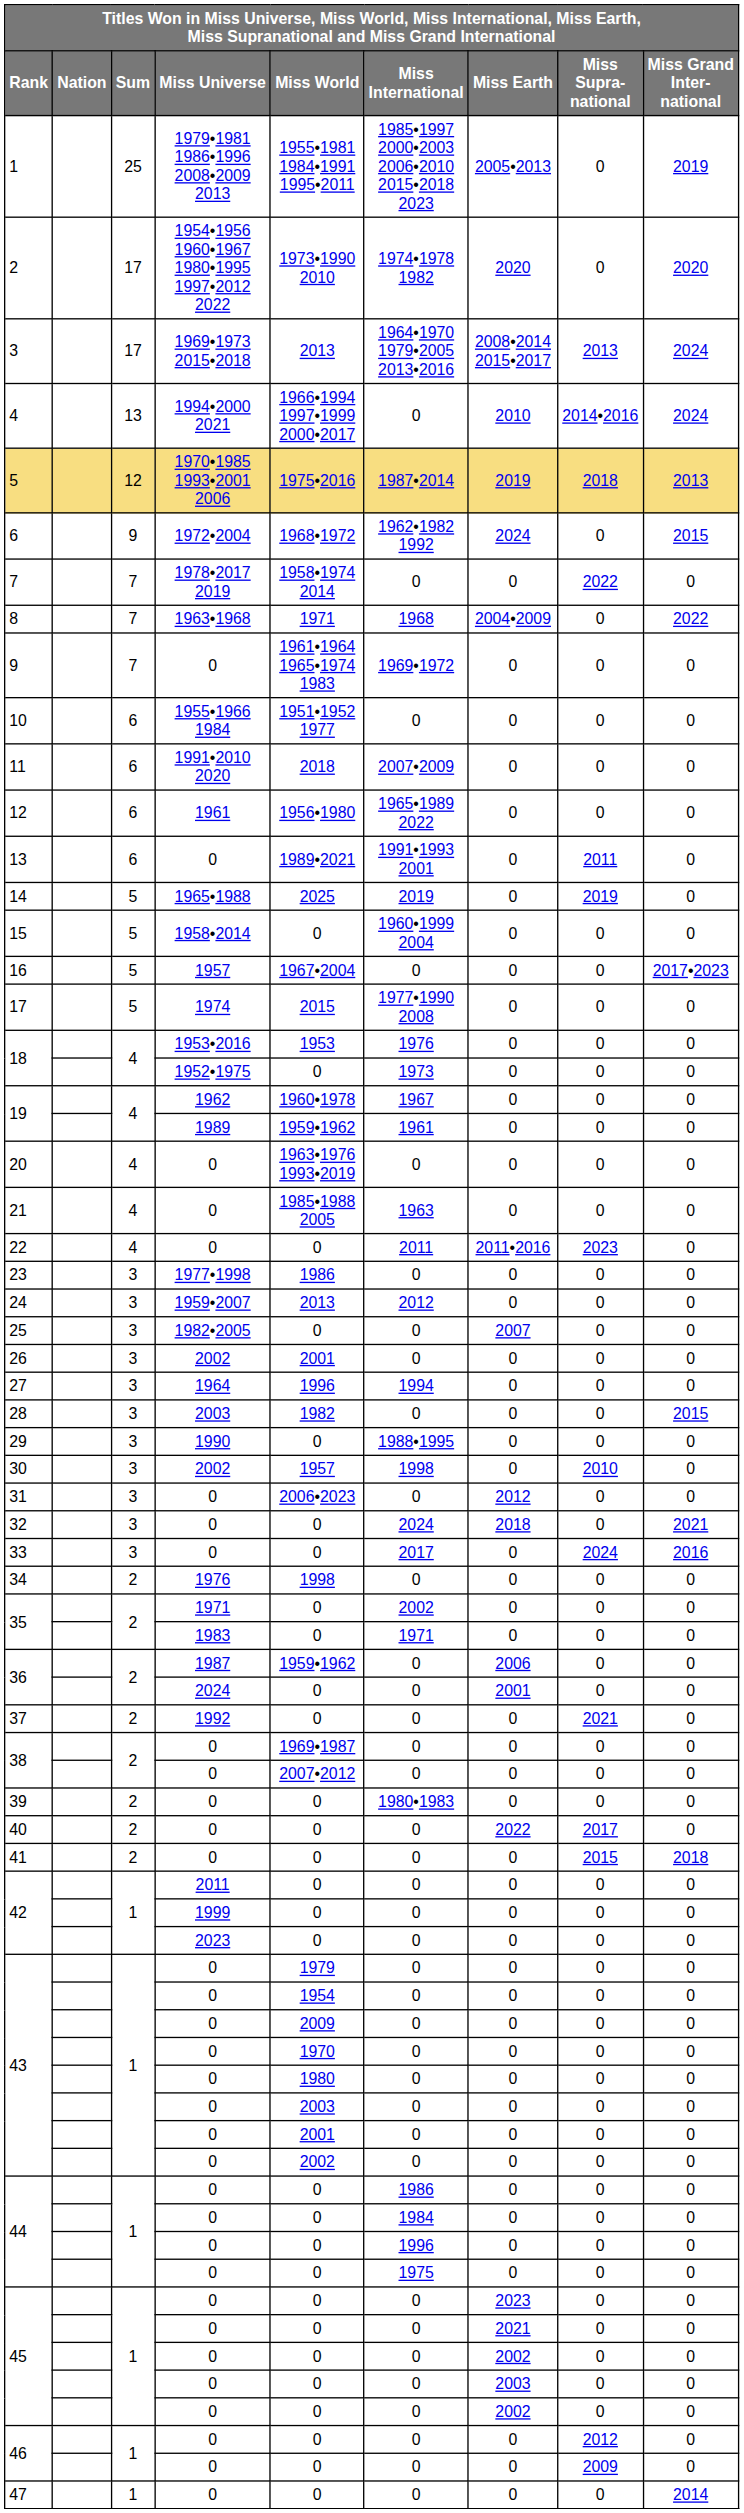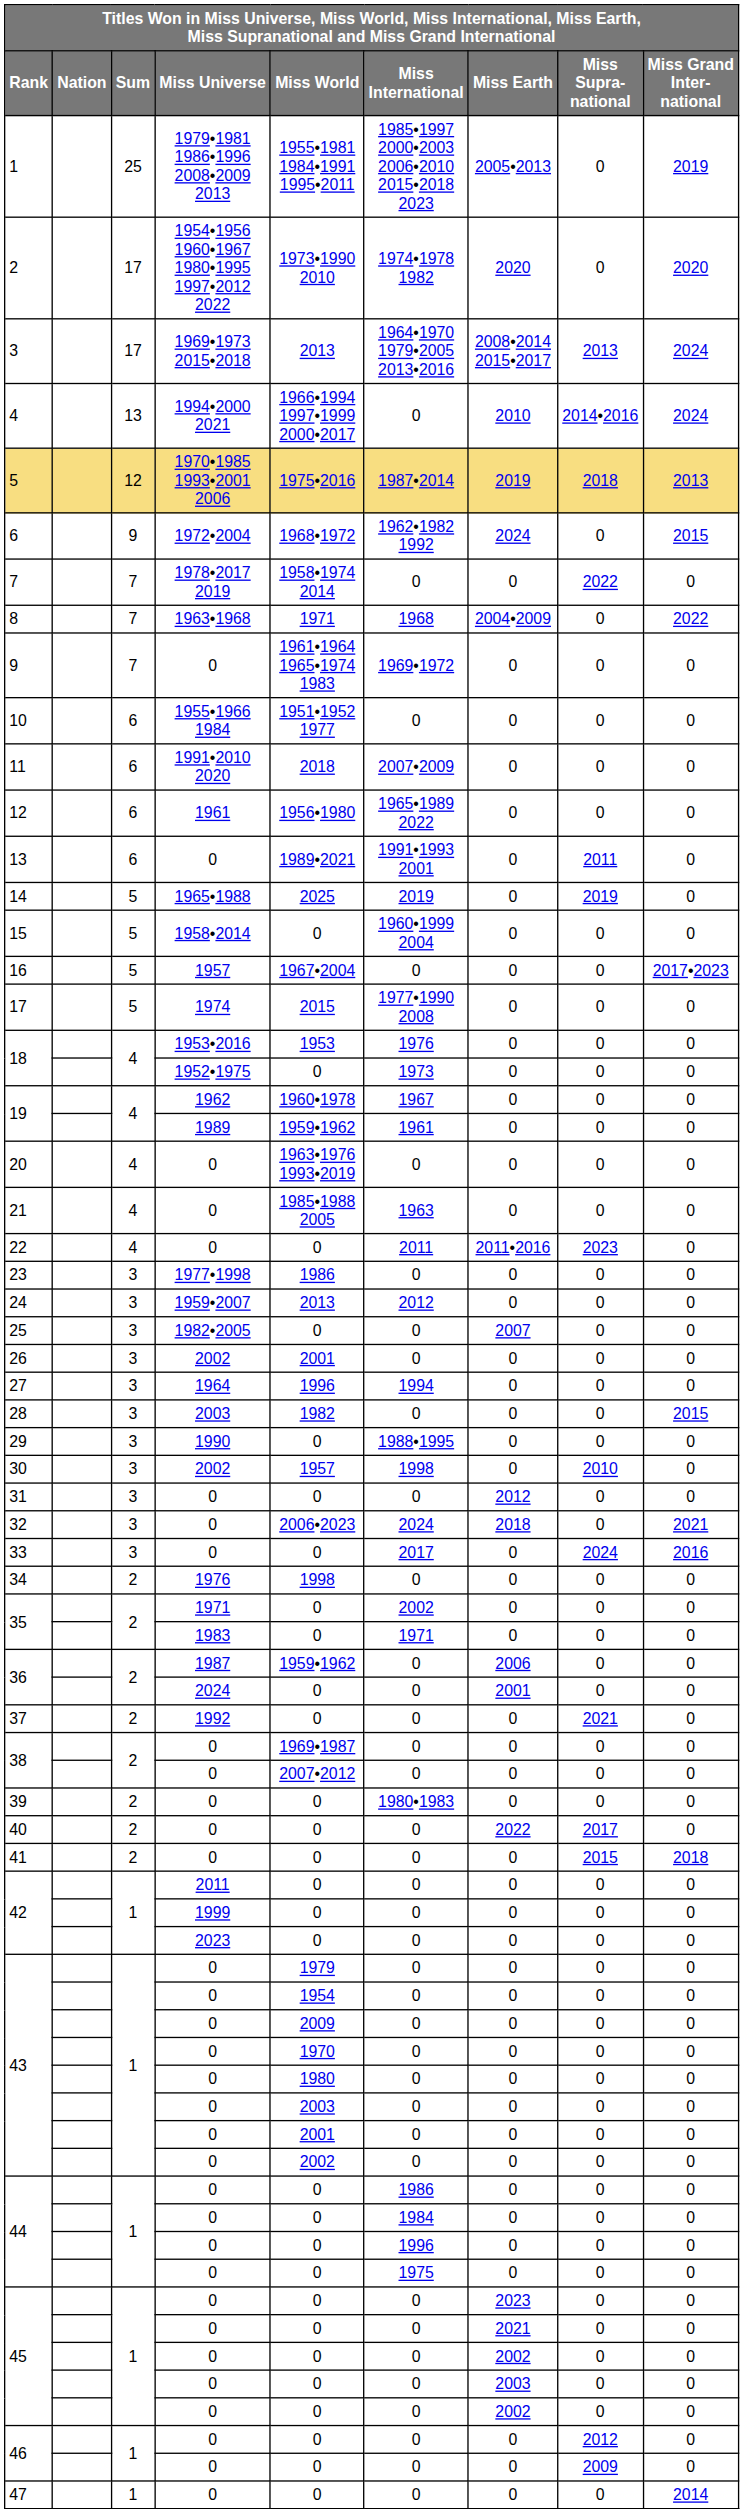(317, 1497) 2006•2023 -> (317, 1497) 0
(317, 1525) 0 -> (317, 1525) 2006•2023
